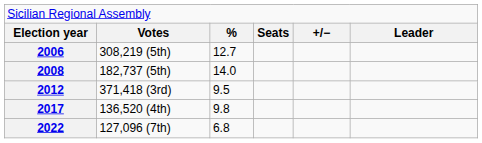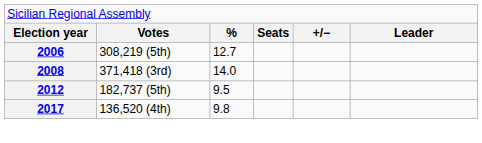(135, 71) 182,737 (5th) -> (135, 71) 371,418 (3rd)
(135, 90) 371,418 (3rd) -> (135, 90) 182,737 (5th)
- row: (50, 128)
